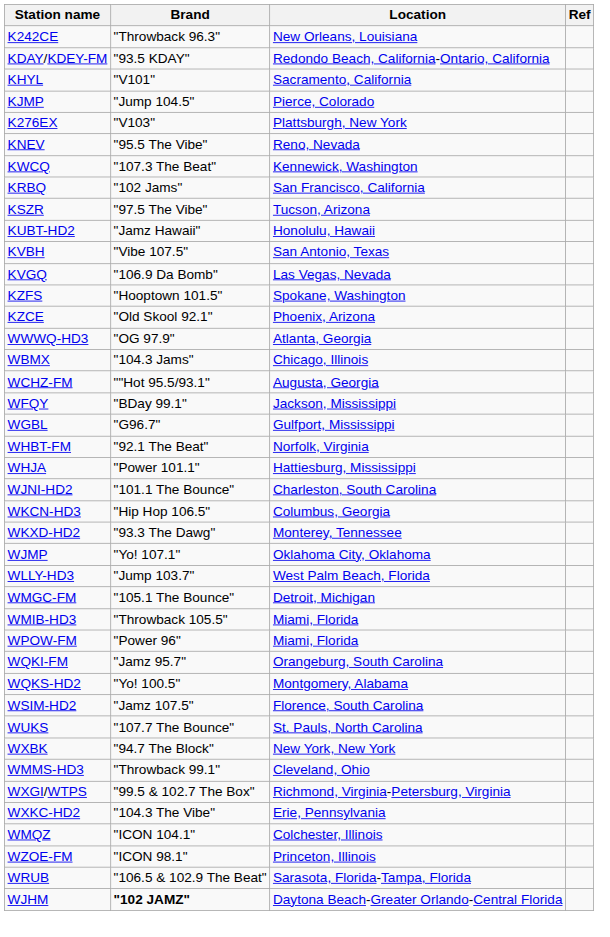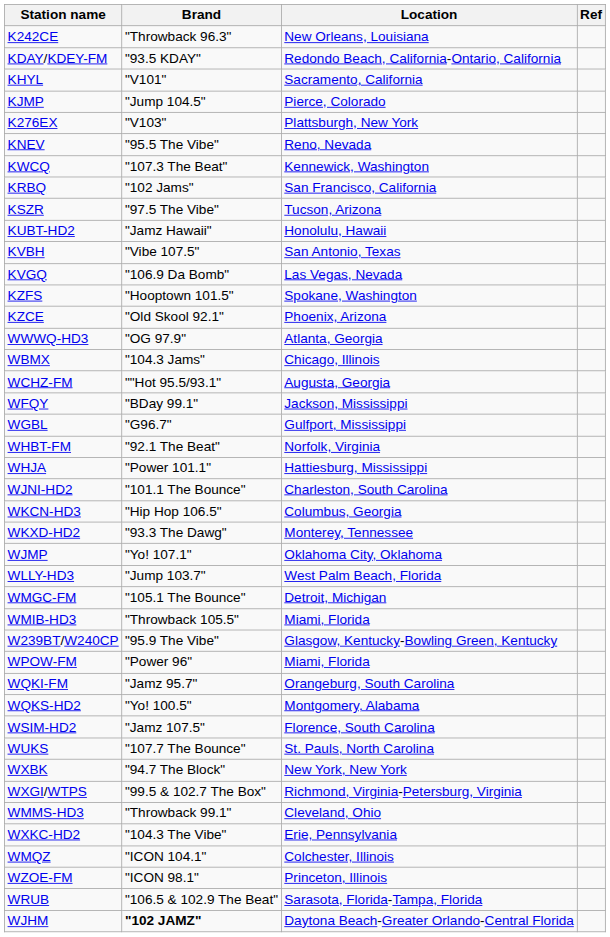+ row: (63, 640)
rows swapped: (47, 791) <-> (46, 770)
